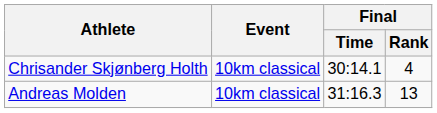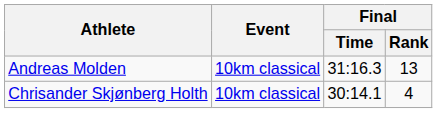rows swapped: (108, 68) <-> (67, 94)
